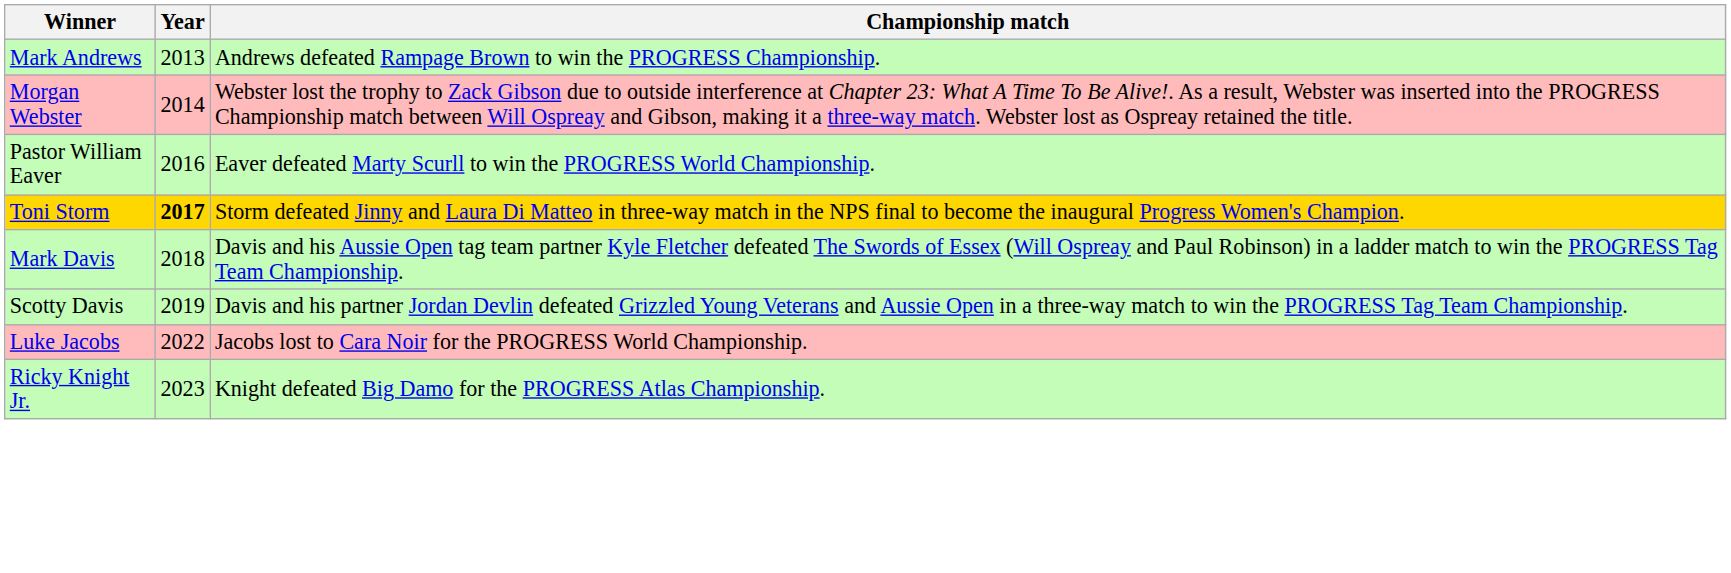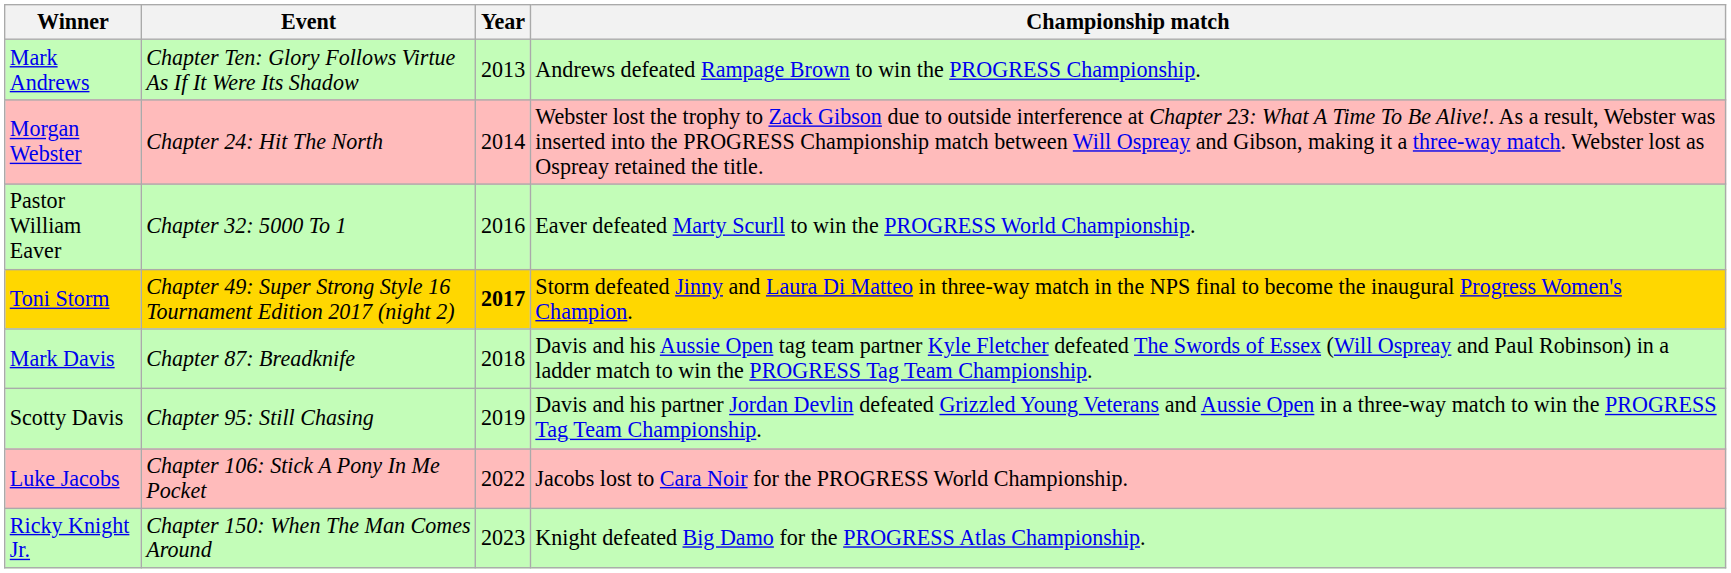+ column: (309, 22)
